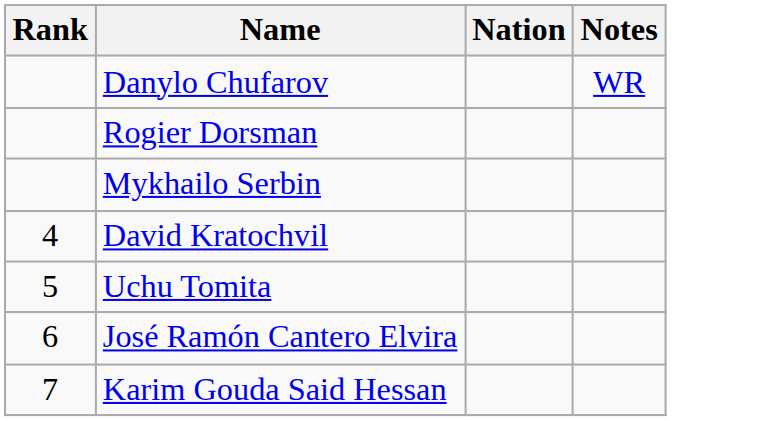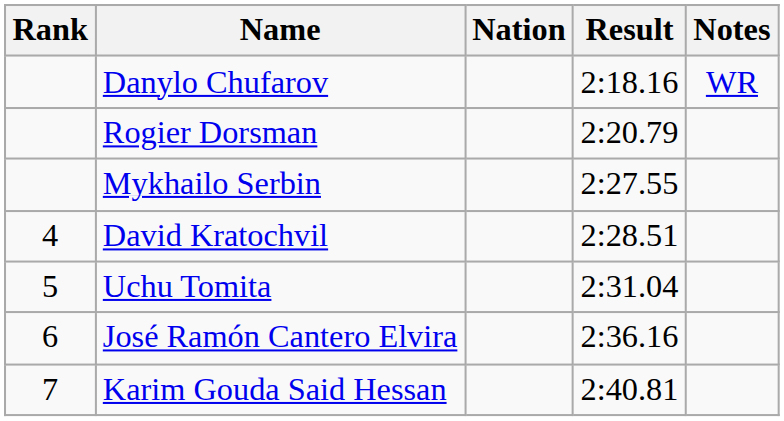+ column: (629, 30)
